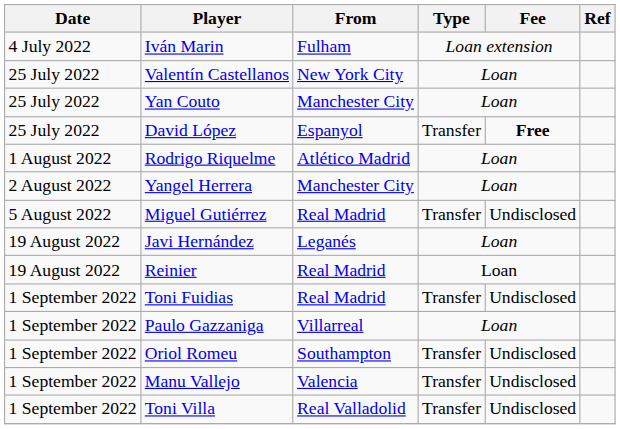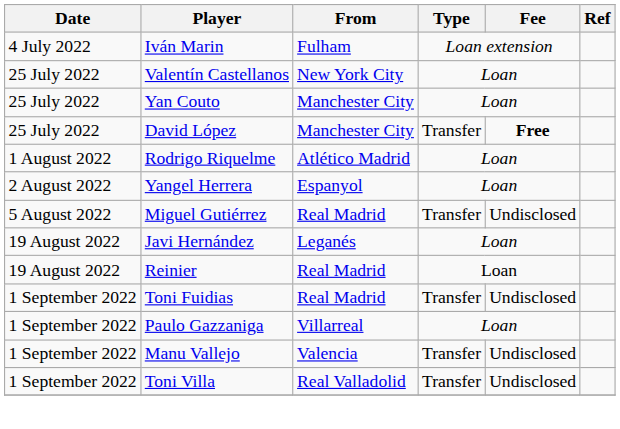(330, 130) Espanyol -> (356, 130) Manchester City
(356, 185) Manchester City -> (330, 185) Espanyol
- row: (191, 353)
